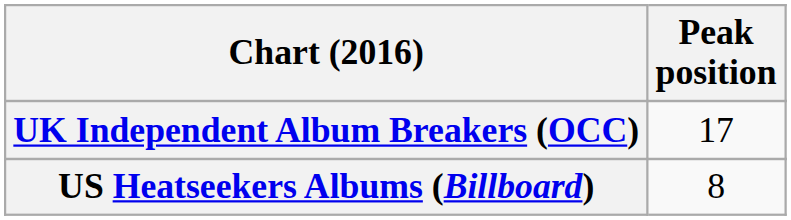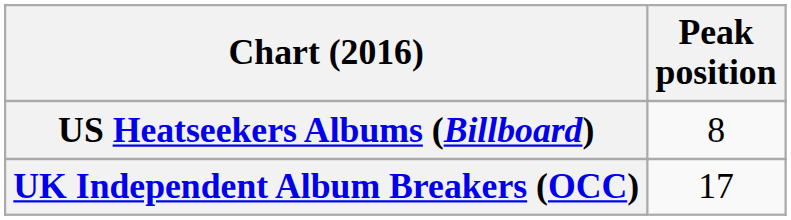rows swapped: (326, 129) <-> (326, 186)
